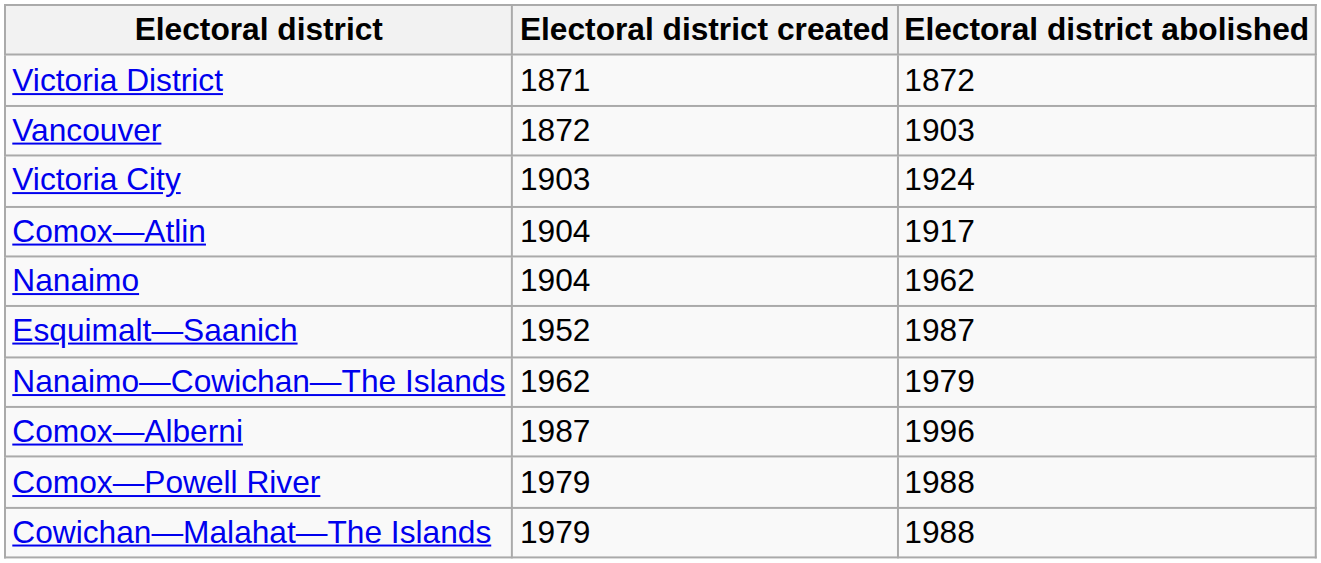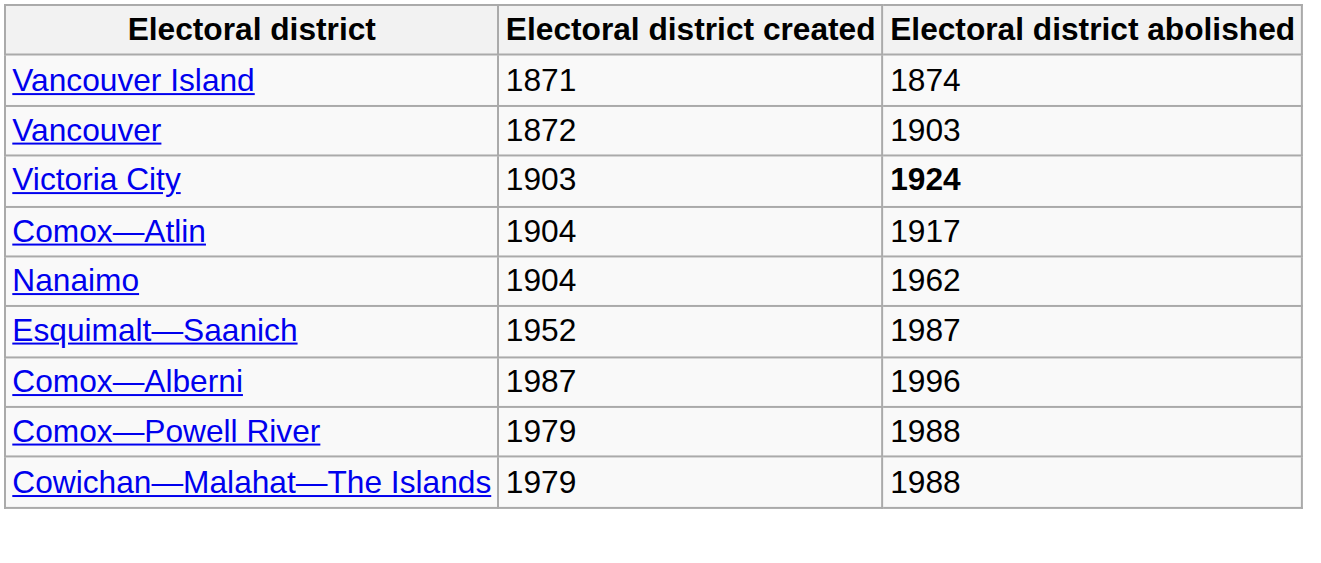+ row: (134, 79)
- row: (118, 79)
(940, 180) normal -> (925, 180) bold
- row: (259, 381)
